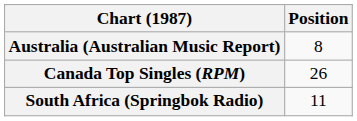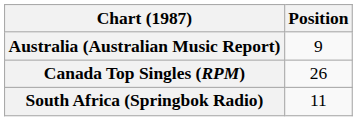(318, 45) 8 -> (318, 45) 9
